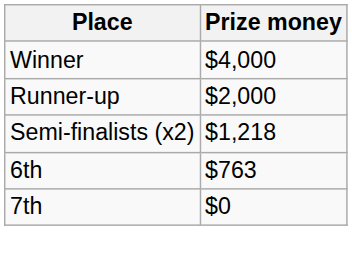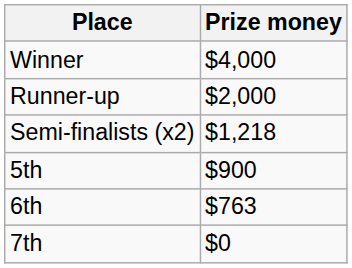+ row: (26, 170)
